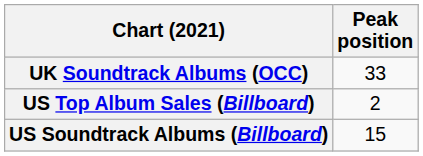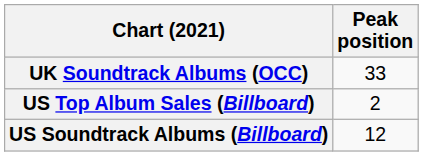(375, 134) 15 -> (375, 134) 12
